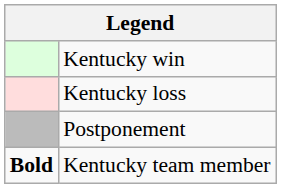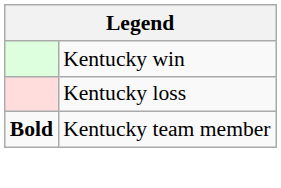- row: (124, 129)
